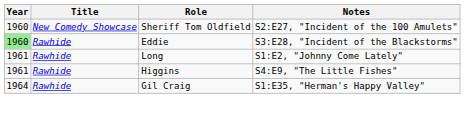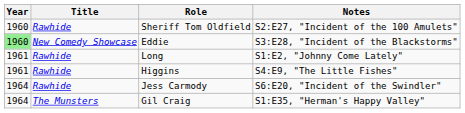(85, 27) New Comedy Showcase -> (52, 27) Rawhide
(52, 41) Rawhide -> (85, 41) New Comedy Showcase
+ row: (174, 86)
(52, 86) Rawhide -> (66, 101) The Munsters
